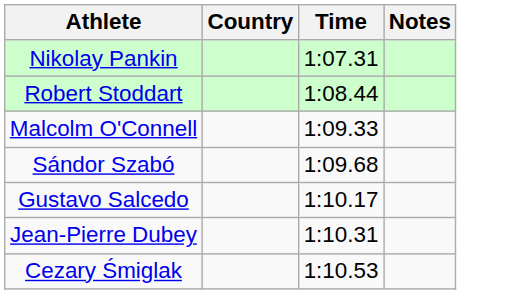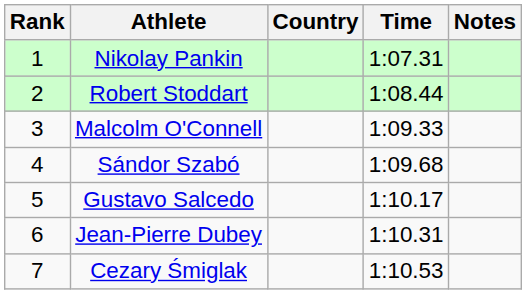+ column: (37, 22)
